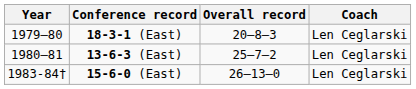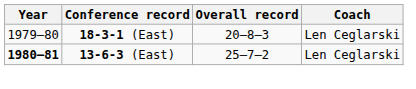(37, 54) normal -> (33, 54) bold
- row: (135, 74)
